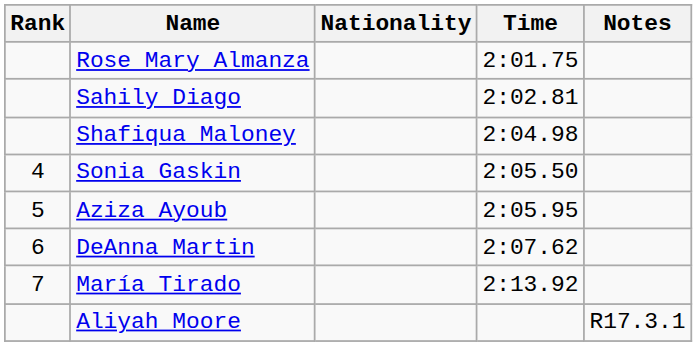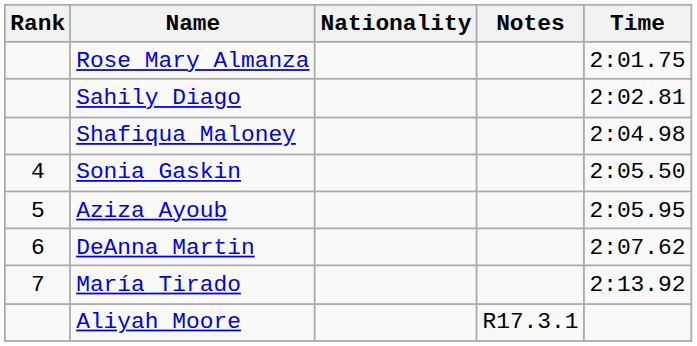columns swapped: (530, 24) <-> (637, 24)
